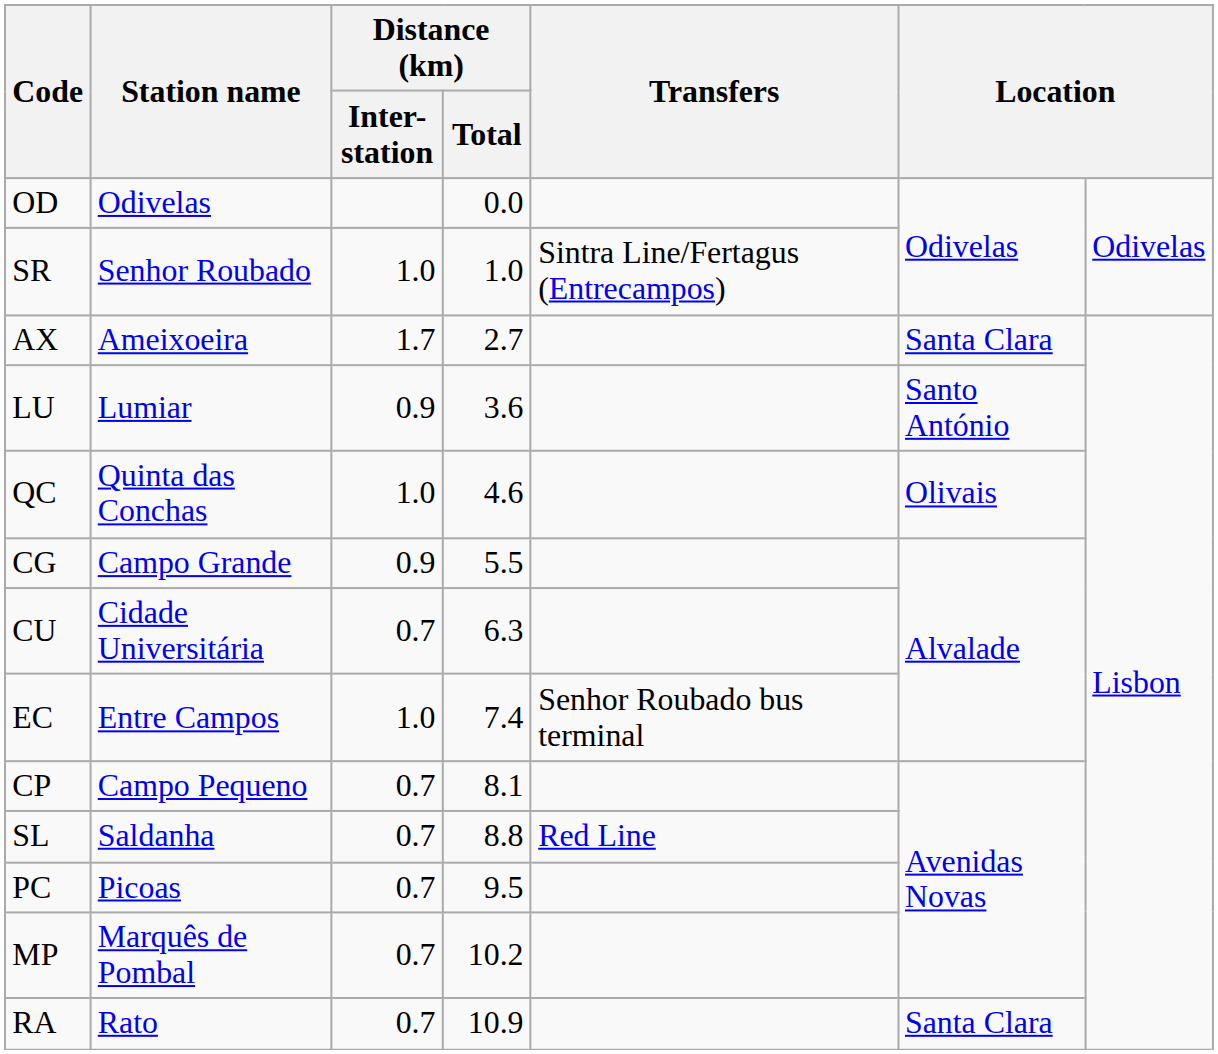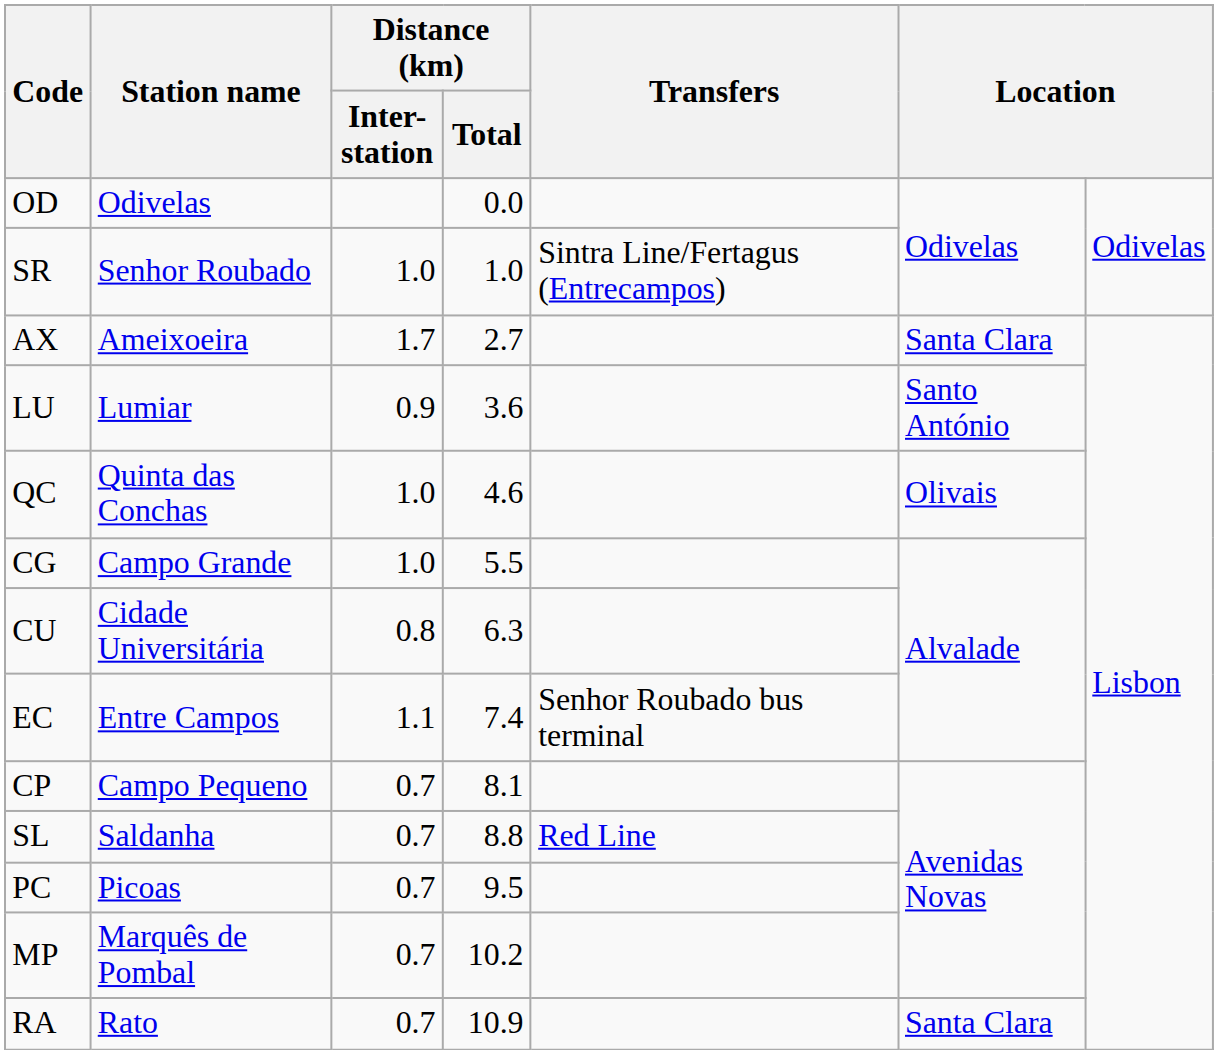(416, 562) 0.9 -> (416, 562) 1.0
(416, 630) 0.7 -> (416, 630) 0.8
(416, 717) 1.0 -> (416, 717) 1.1
